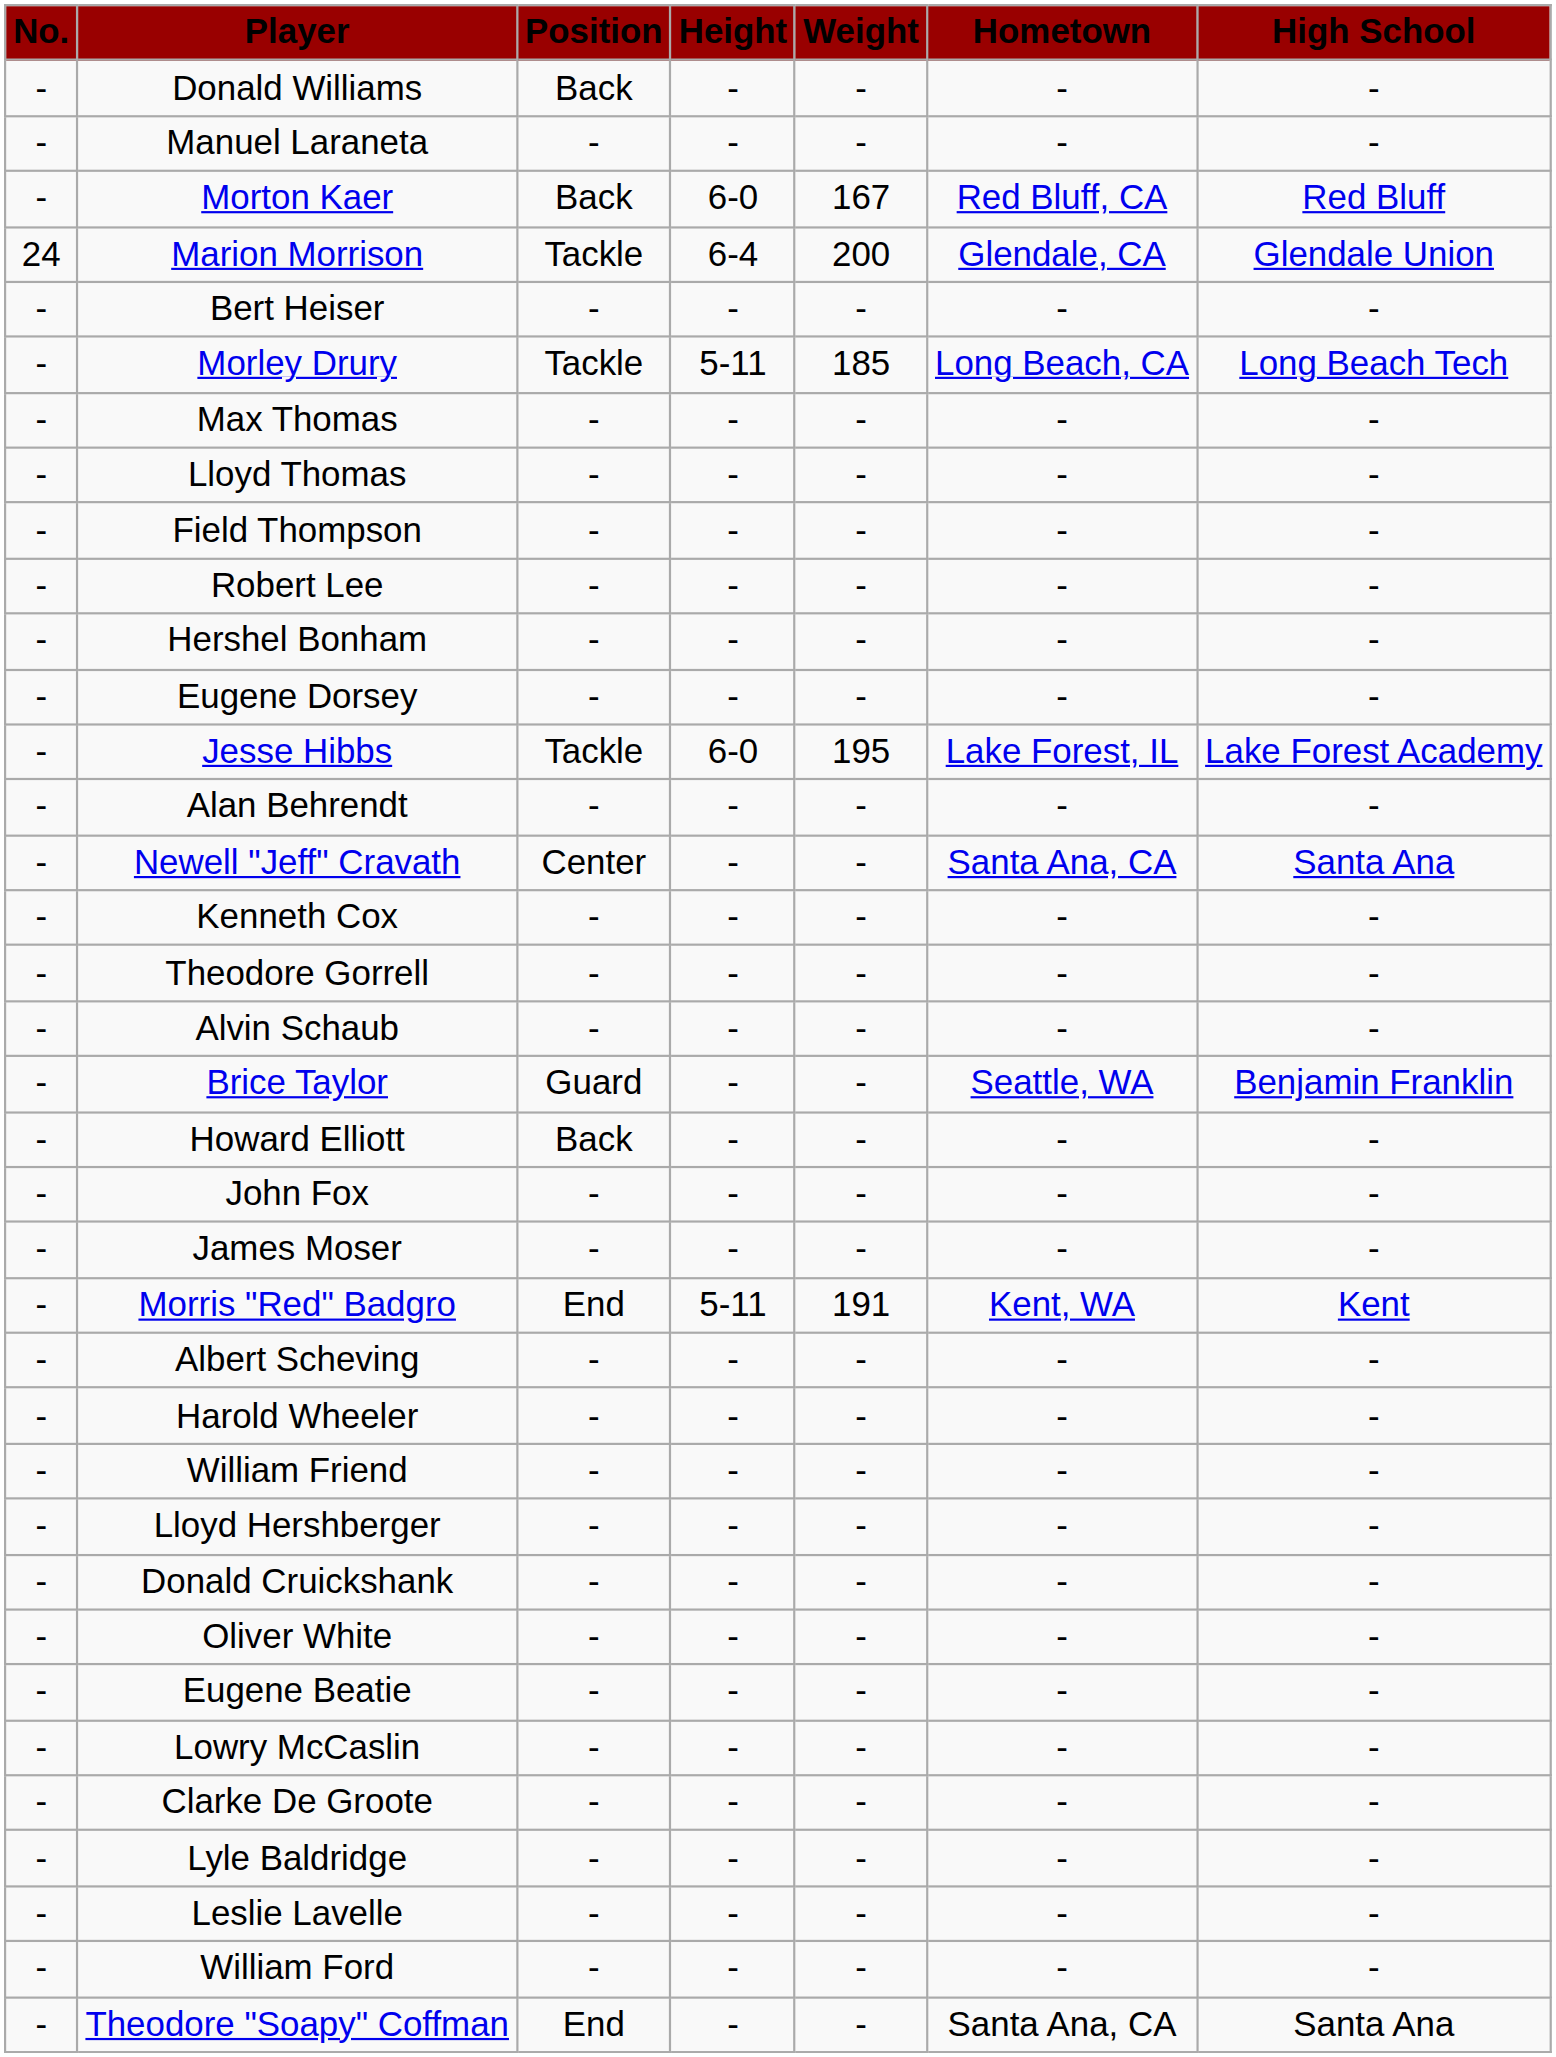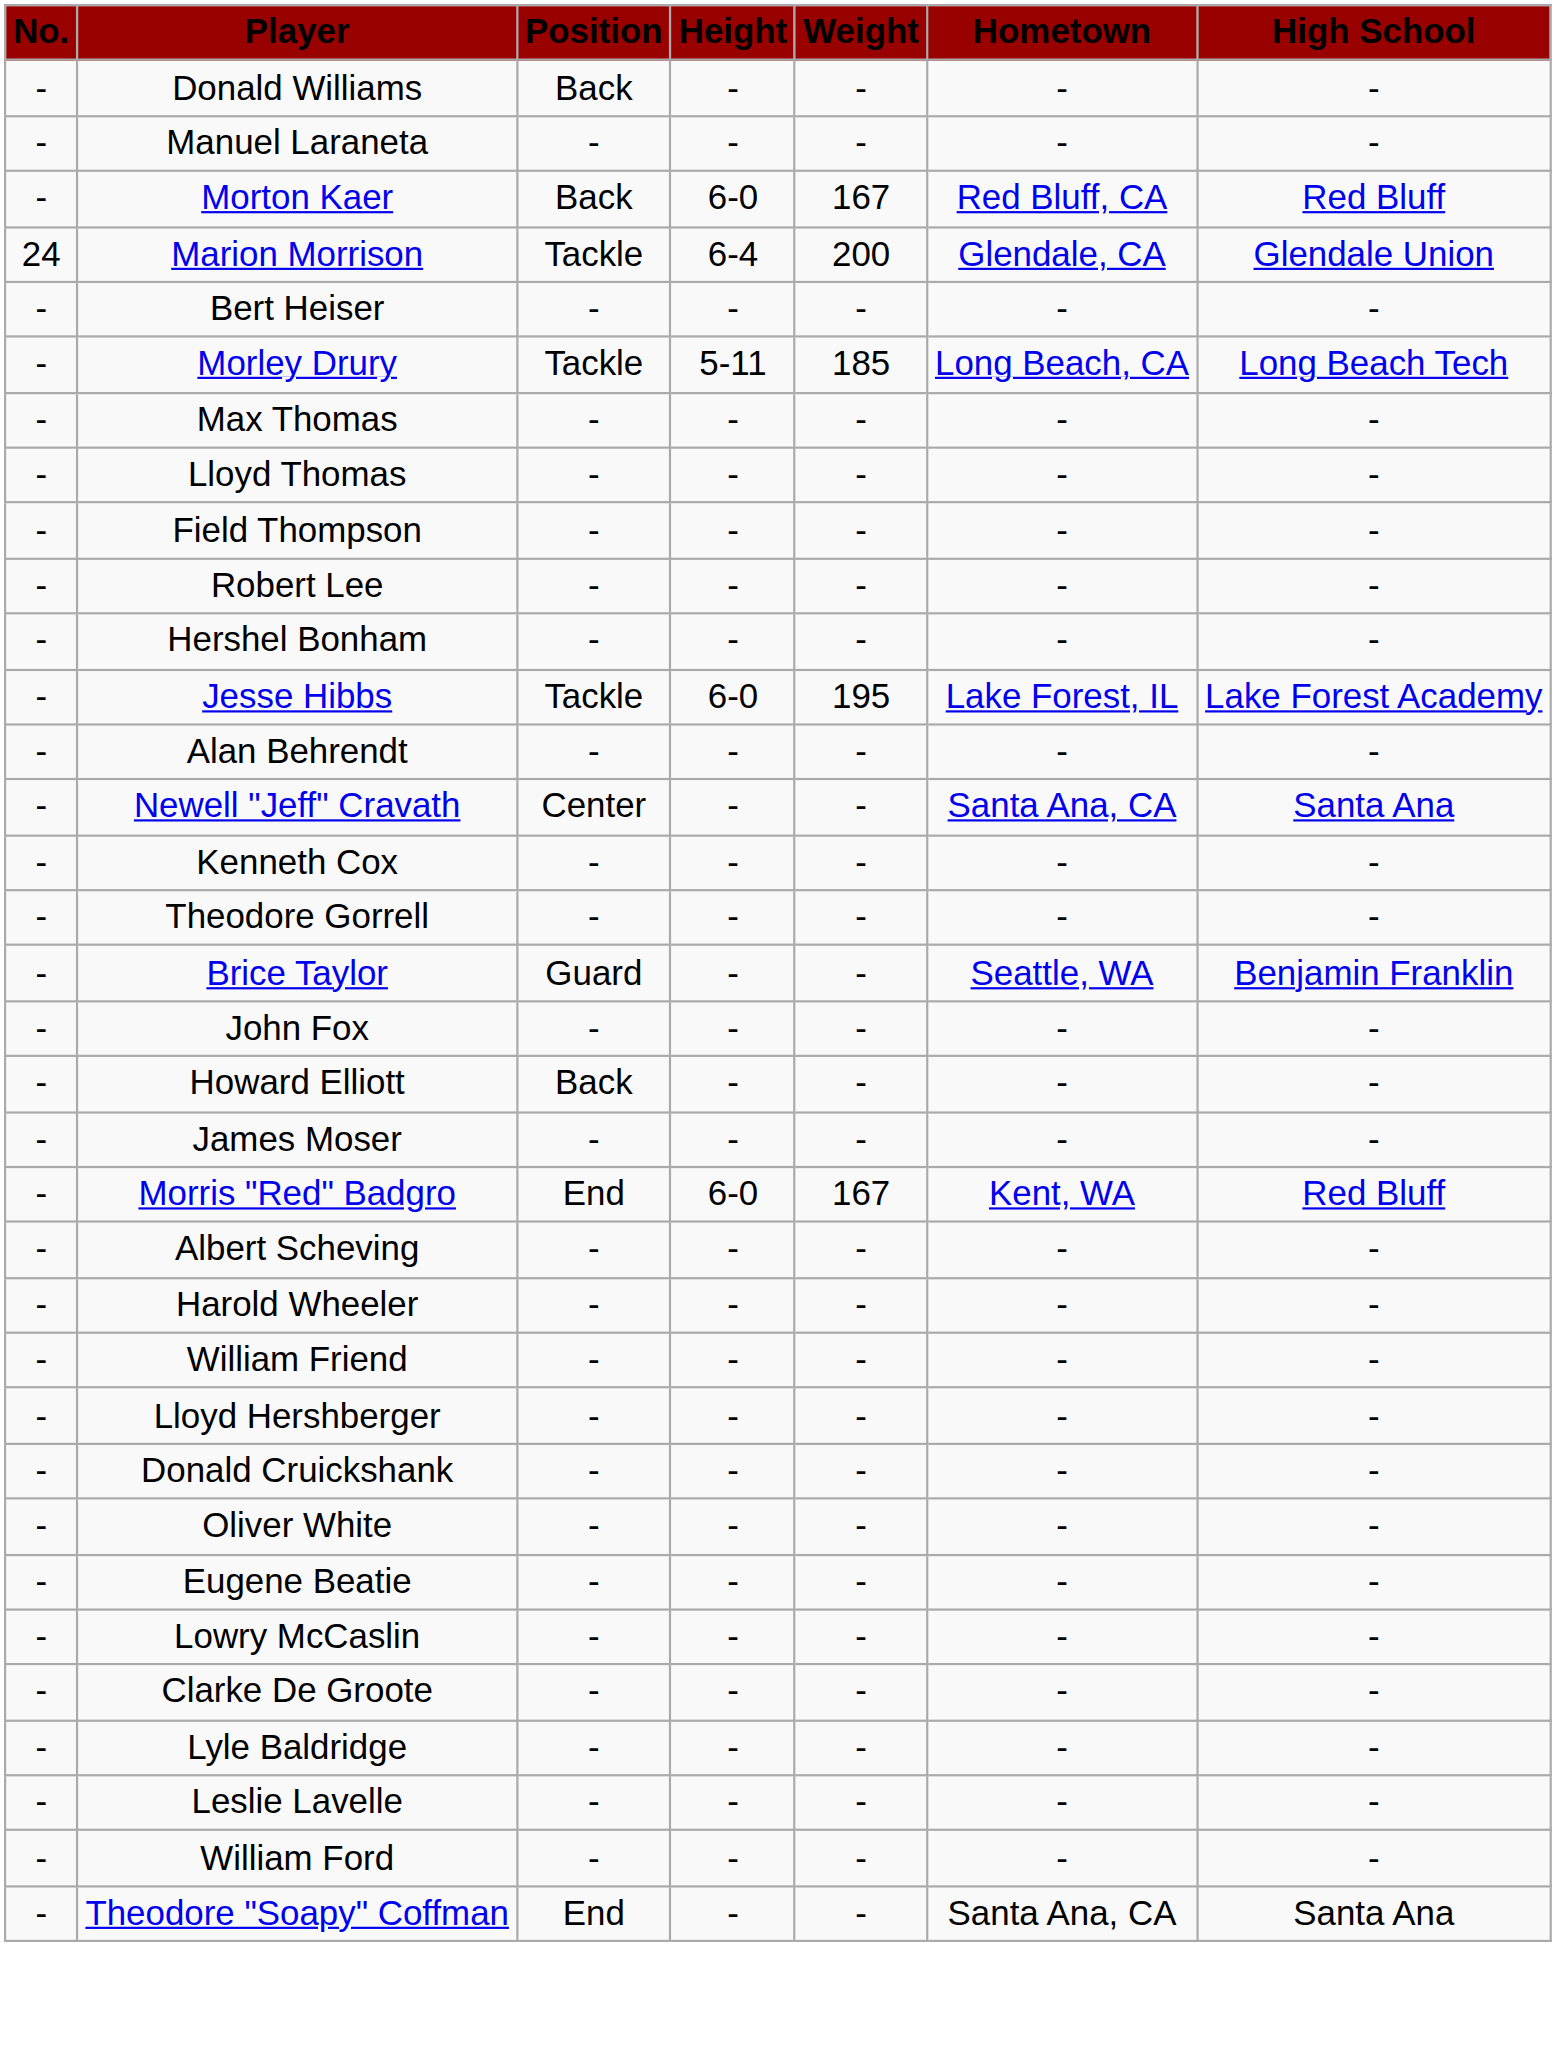- row: (297, 695)
- row: (297, 1027)
rows swapped: (297, 1193) <-> (297, 1138)
(733, 1304) 5-11 -> (733, 1193) 6-0
(861, 1304) 191 -> (861, 1193) 167
(1374, 1304) Kent -> (1374, 1193) Red Bluff
